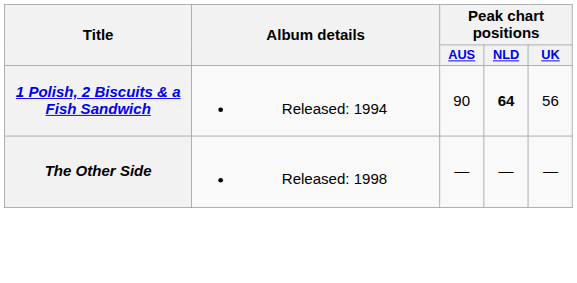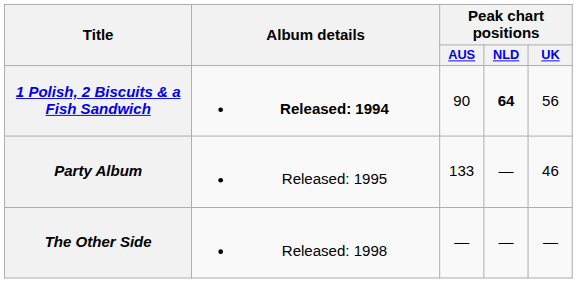(316, 109) normal -> (316, 109) bold
+ row: (98, 171)
